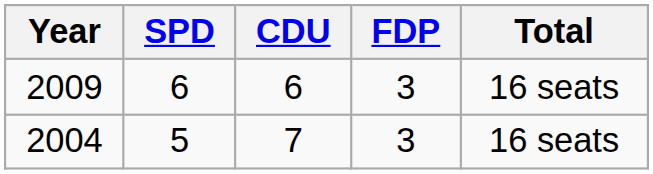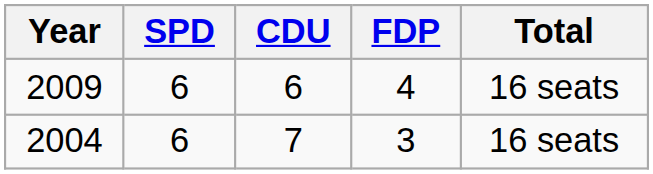(406, 86) 3 -> (406, 86) 4
(180, 140) 5 -> (180, 140) 6
